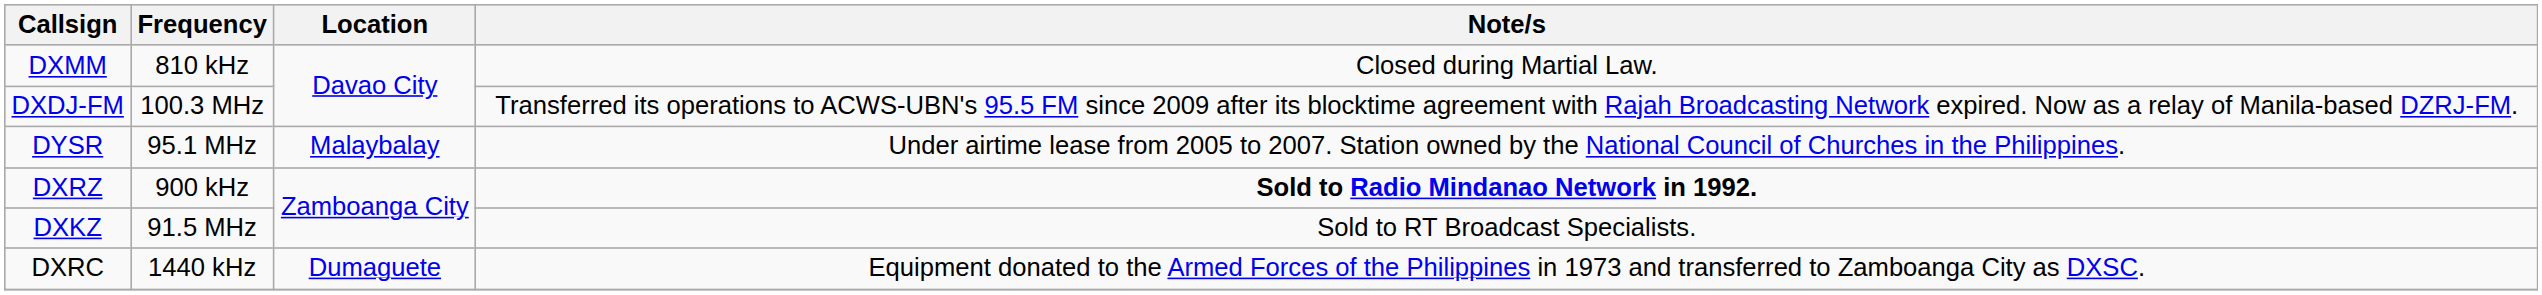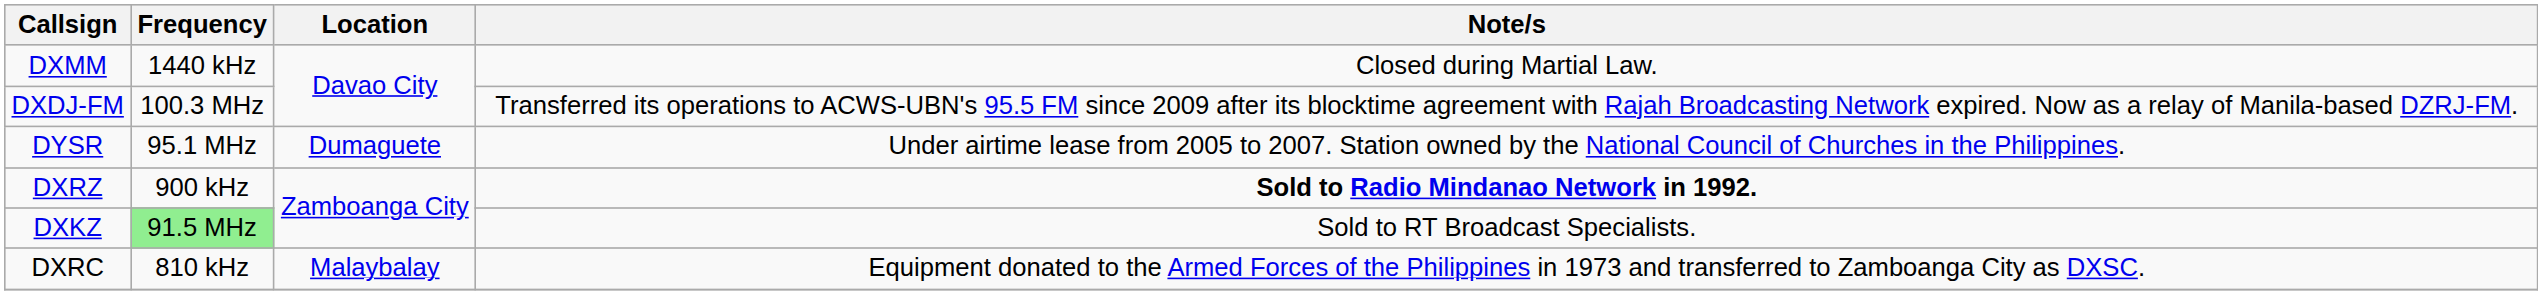(202, 65) 810 kHz -> (202, 65) 1440 kHz
(375, 146) Malaybalay -> (375, 146) Dumaguete
(202, 227) no background -> (202, 227) lightgreen background
(202, 268) 1440 kHz -> (202, 268) 810 kHz
(375, 268) Dumaguete -> (375, 268) Malaybalay
